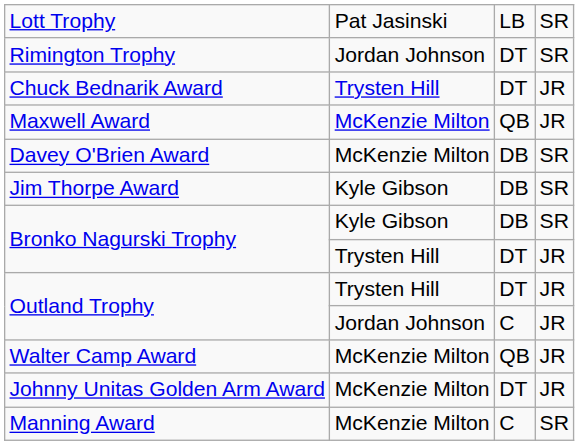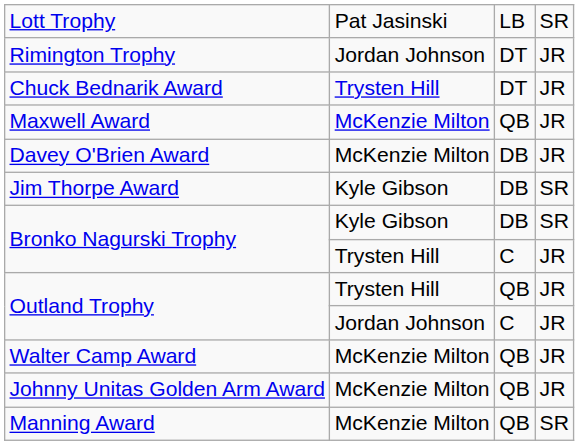(554, 54) SR -> (553, 54) JR
(554, 155) SR -> (553, 155) JR
(513, 255) DT -> (507, 255) C
(513, 289) DT -> (515, 289) QB
(513, 389) DT -> (515, 389) QB
(507, 423) C -> (515, 423) QB
